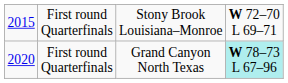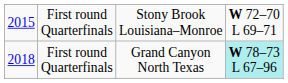(21, 59) 2020 -> (21, 59) 2018
